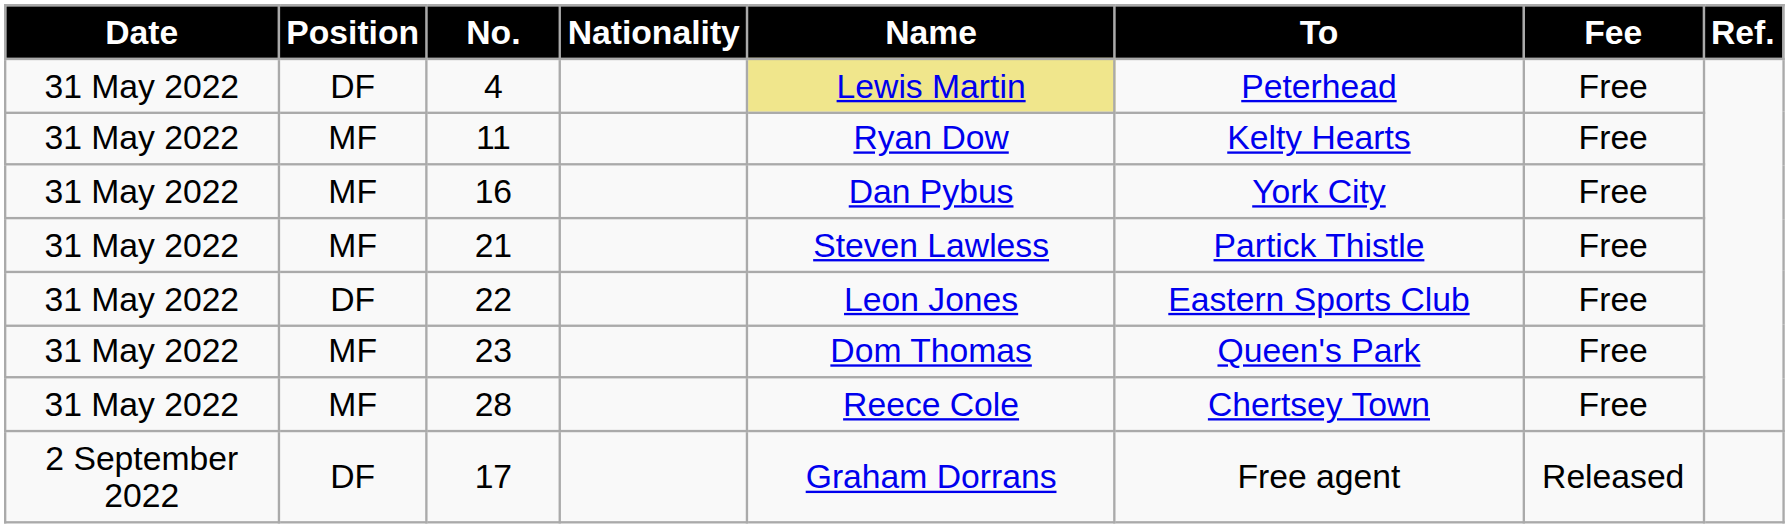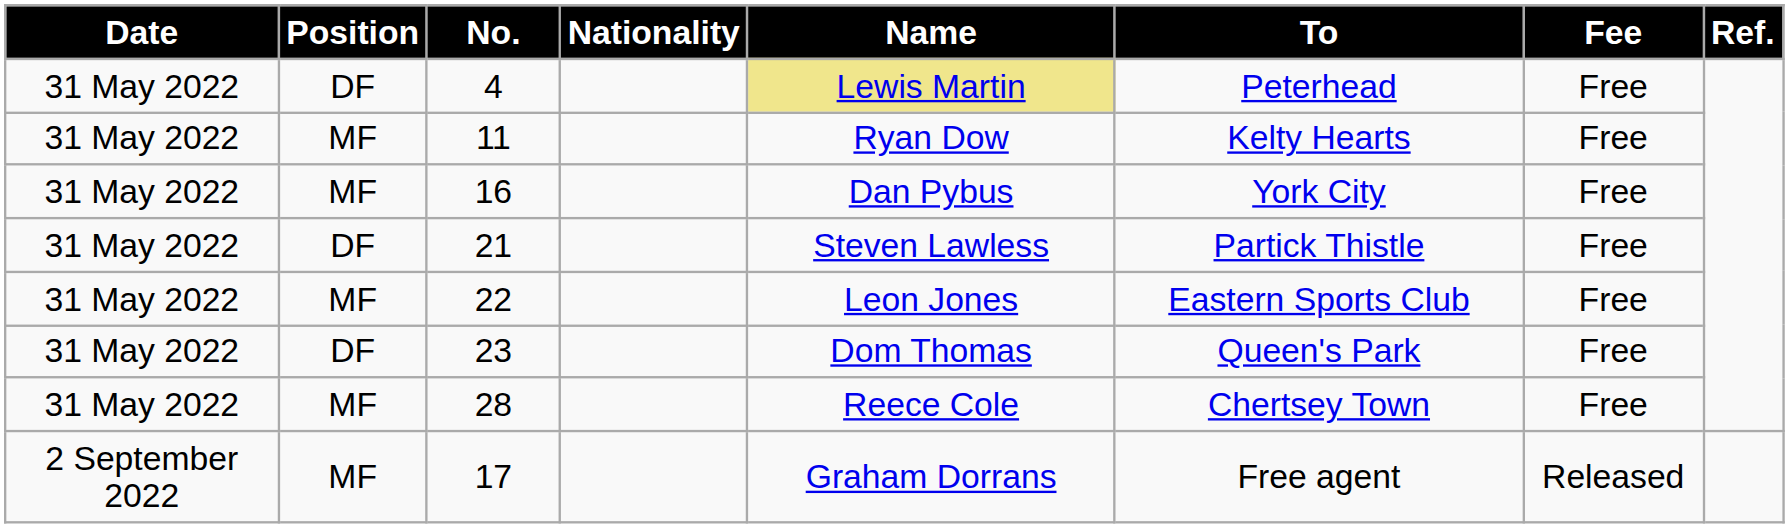(353, 245) MF -> (353, 245) DF
(353, 298) DF -> (353, 298) MF
(353, 352) MF -> (353, 352) DF
(353, 477) DF -> (353, 477) MF
